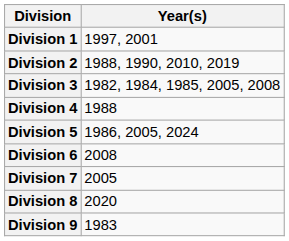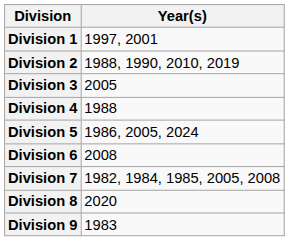(182, 85) 1982, 1984, 1985, 2005, 2008 -> (101, 85) 2005
(101, 178) 2005 -> (182, 178) 1982, 1984, 1985, 2005, 2008
